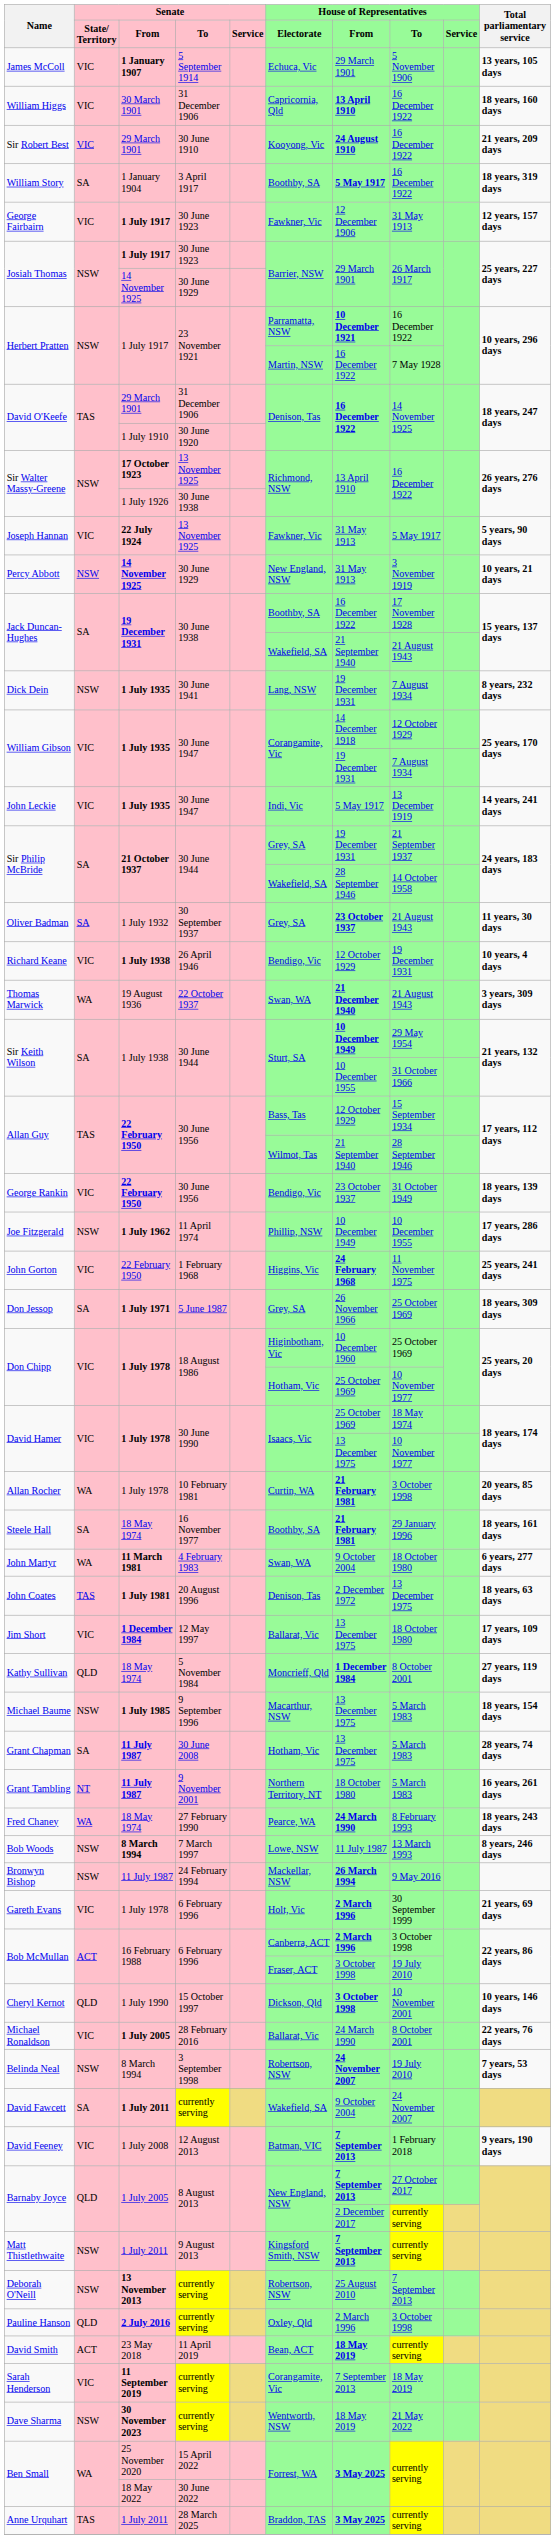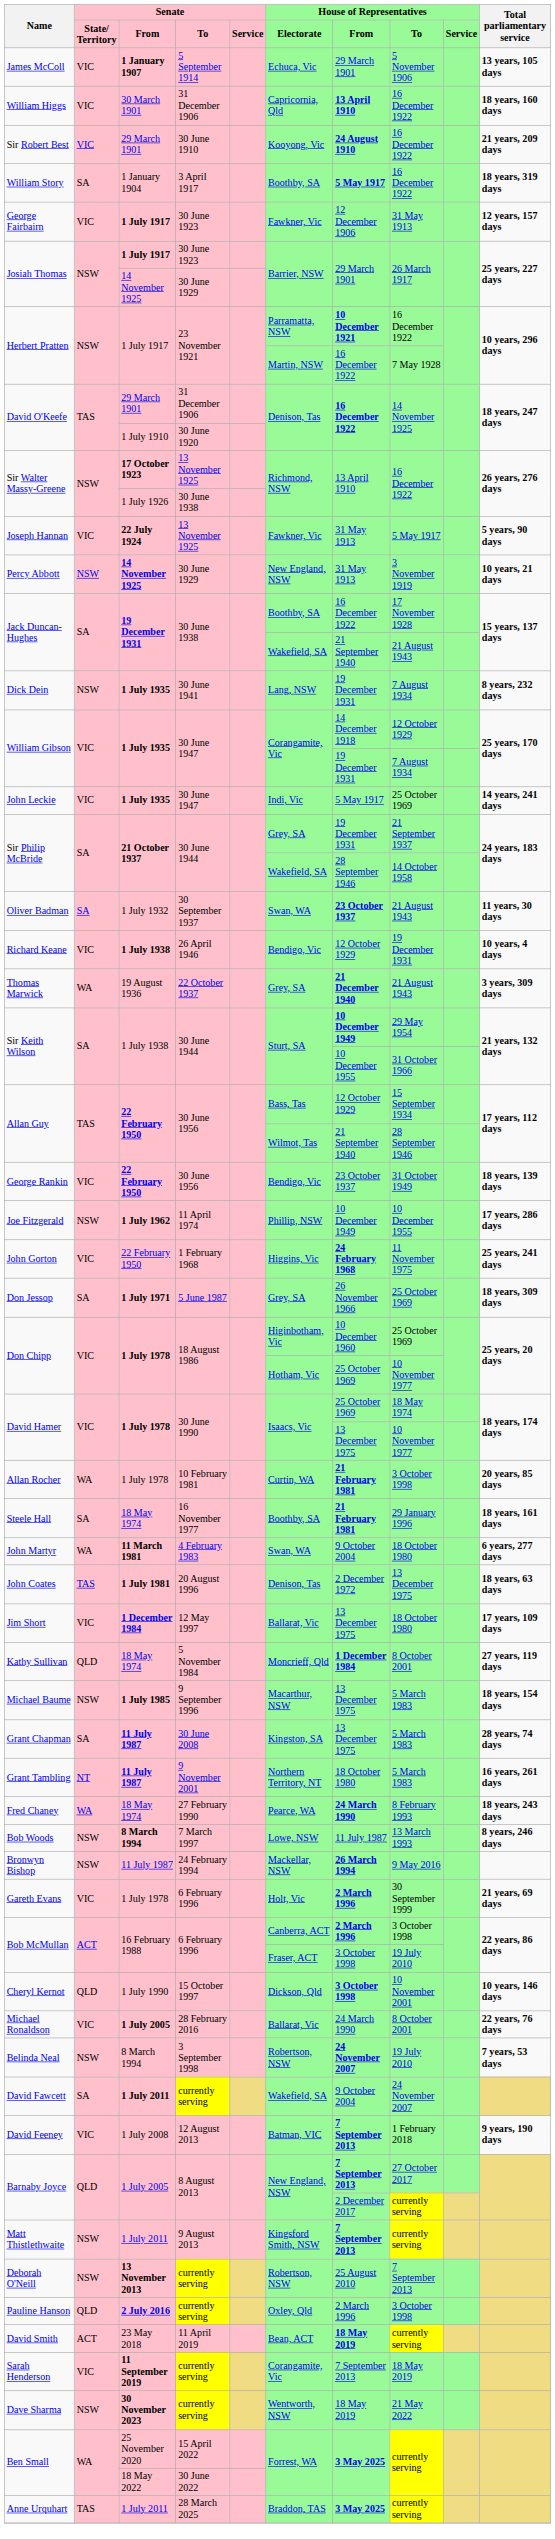(413, 806) 13 December 1919 -> (414, 800) 25 October 1969
(287, 922) Grey, SA -> (289, 911) Swan, WA
(289, 999) Swan, WA -> (287, 988) Grey, SA
(294, 1750) Hotham, Vic -> (295, 1739) Kingston, SA
